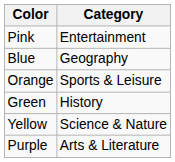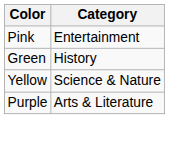- row: (21, 59)
- row: (31, 80)
